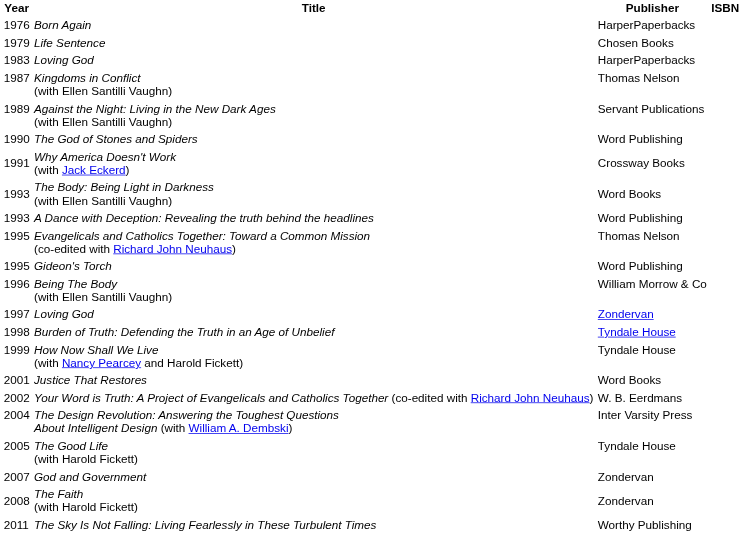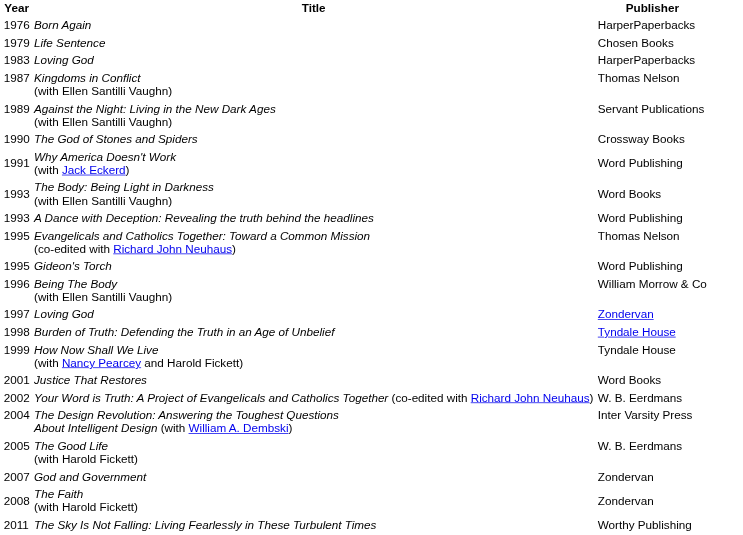- column: (725, 8)
(640, 139) Word Publishing -> (641, 139) Crossway Books
(641, 163) Crossway Books -> (640, 163) Word Publishing
(637, 446) Tyndale House -> (640, 446) W. B. Eerdmans
